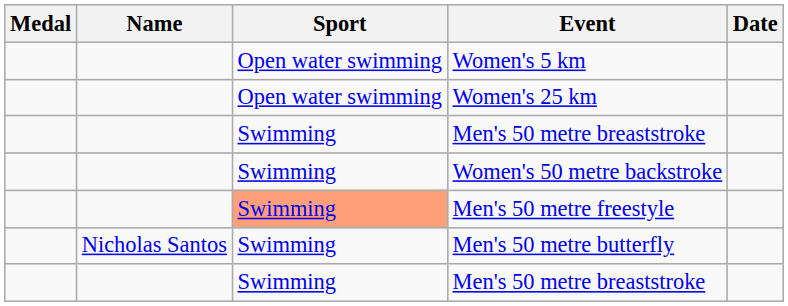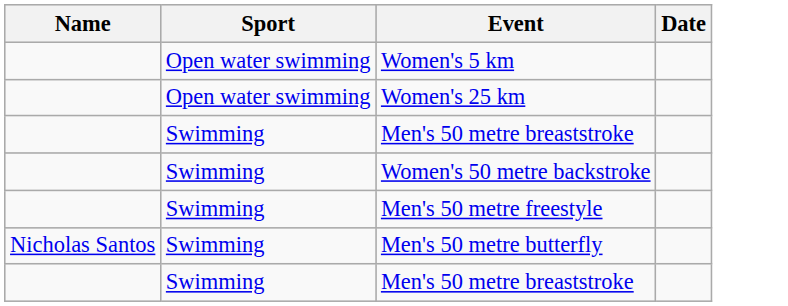- column: (41, 23)
(287, 208) lightsalmon background -> (215, 208) no background
